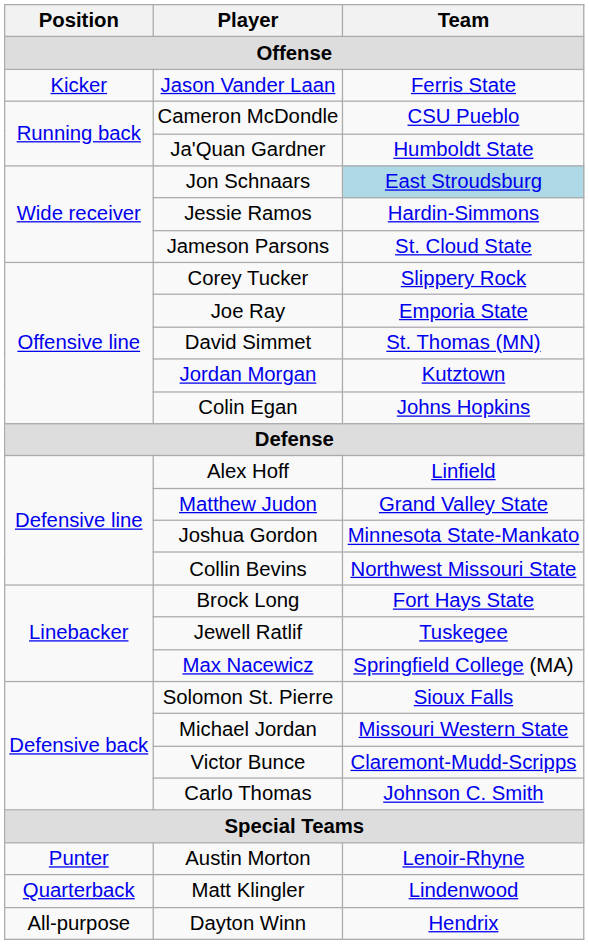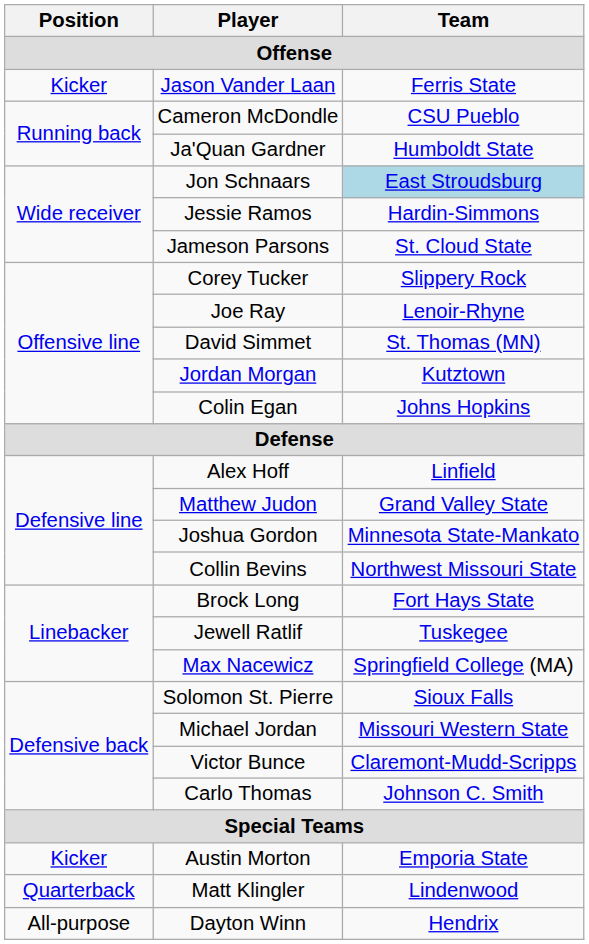(463, 310) Emporia State -> (463, 310) Lenoir-Rhyne
(79, 858) Punter -> (79, 858) Kicker
(463, 858) Lenoir-Rhyne -> (463, 858) Emporia State
